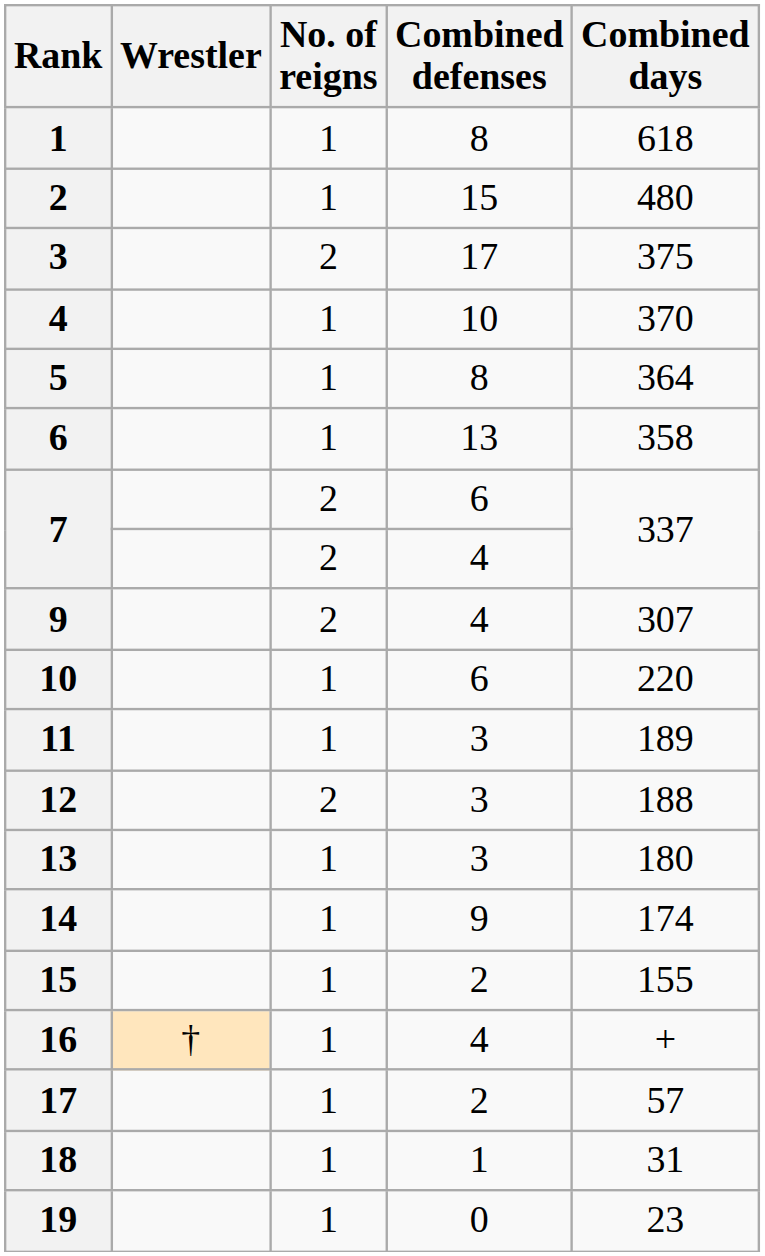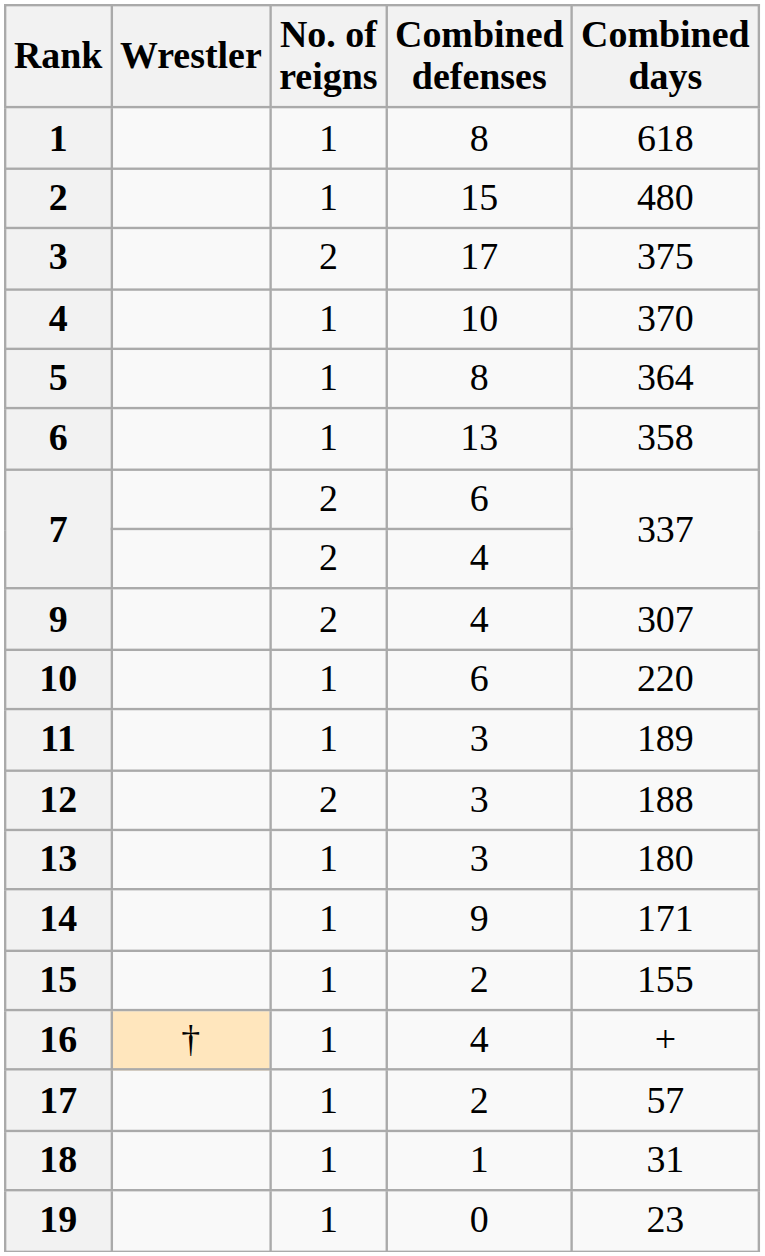(665, 919) 174 -> (665, 919) 171
